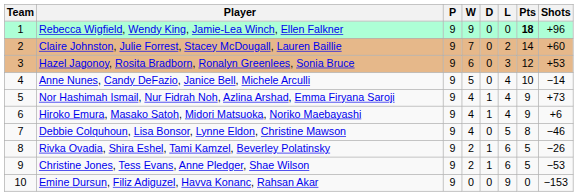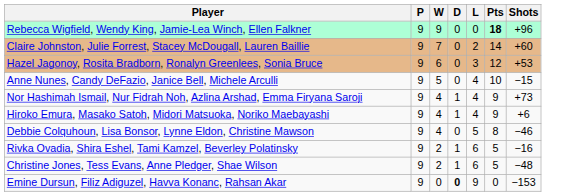- column: (20, 13)
(556, 81) −14 -> (524, 81) −15
(556, 149) −26 -> (524, 149) −16
(556, 166) −53 -> (524, 166) −48
(489, 183) normal -> (457, 183) bold
